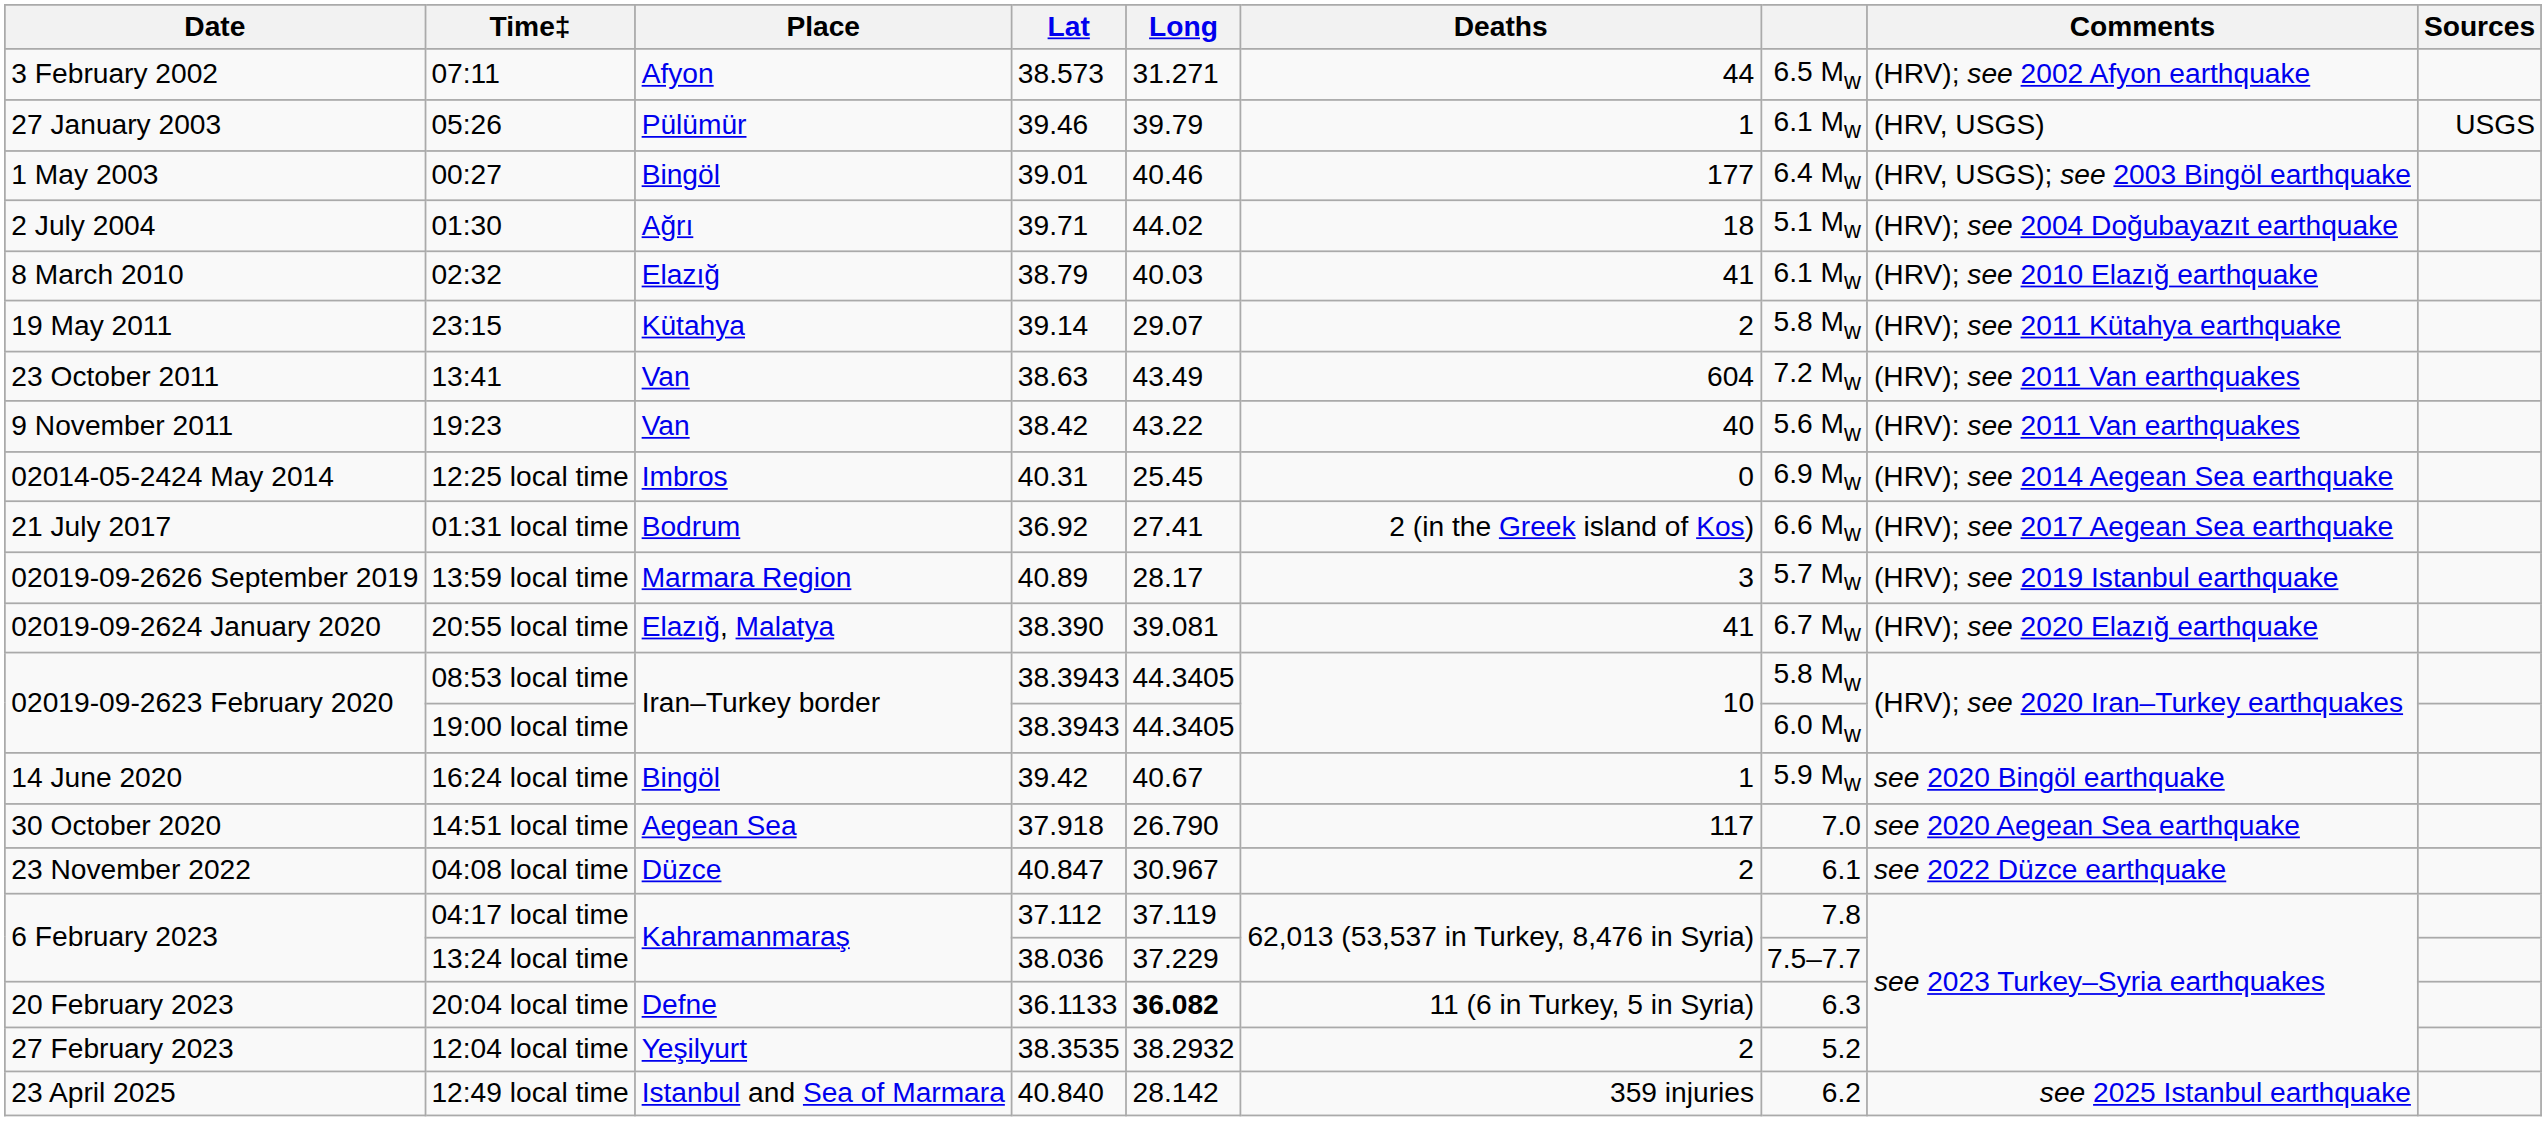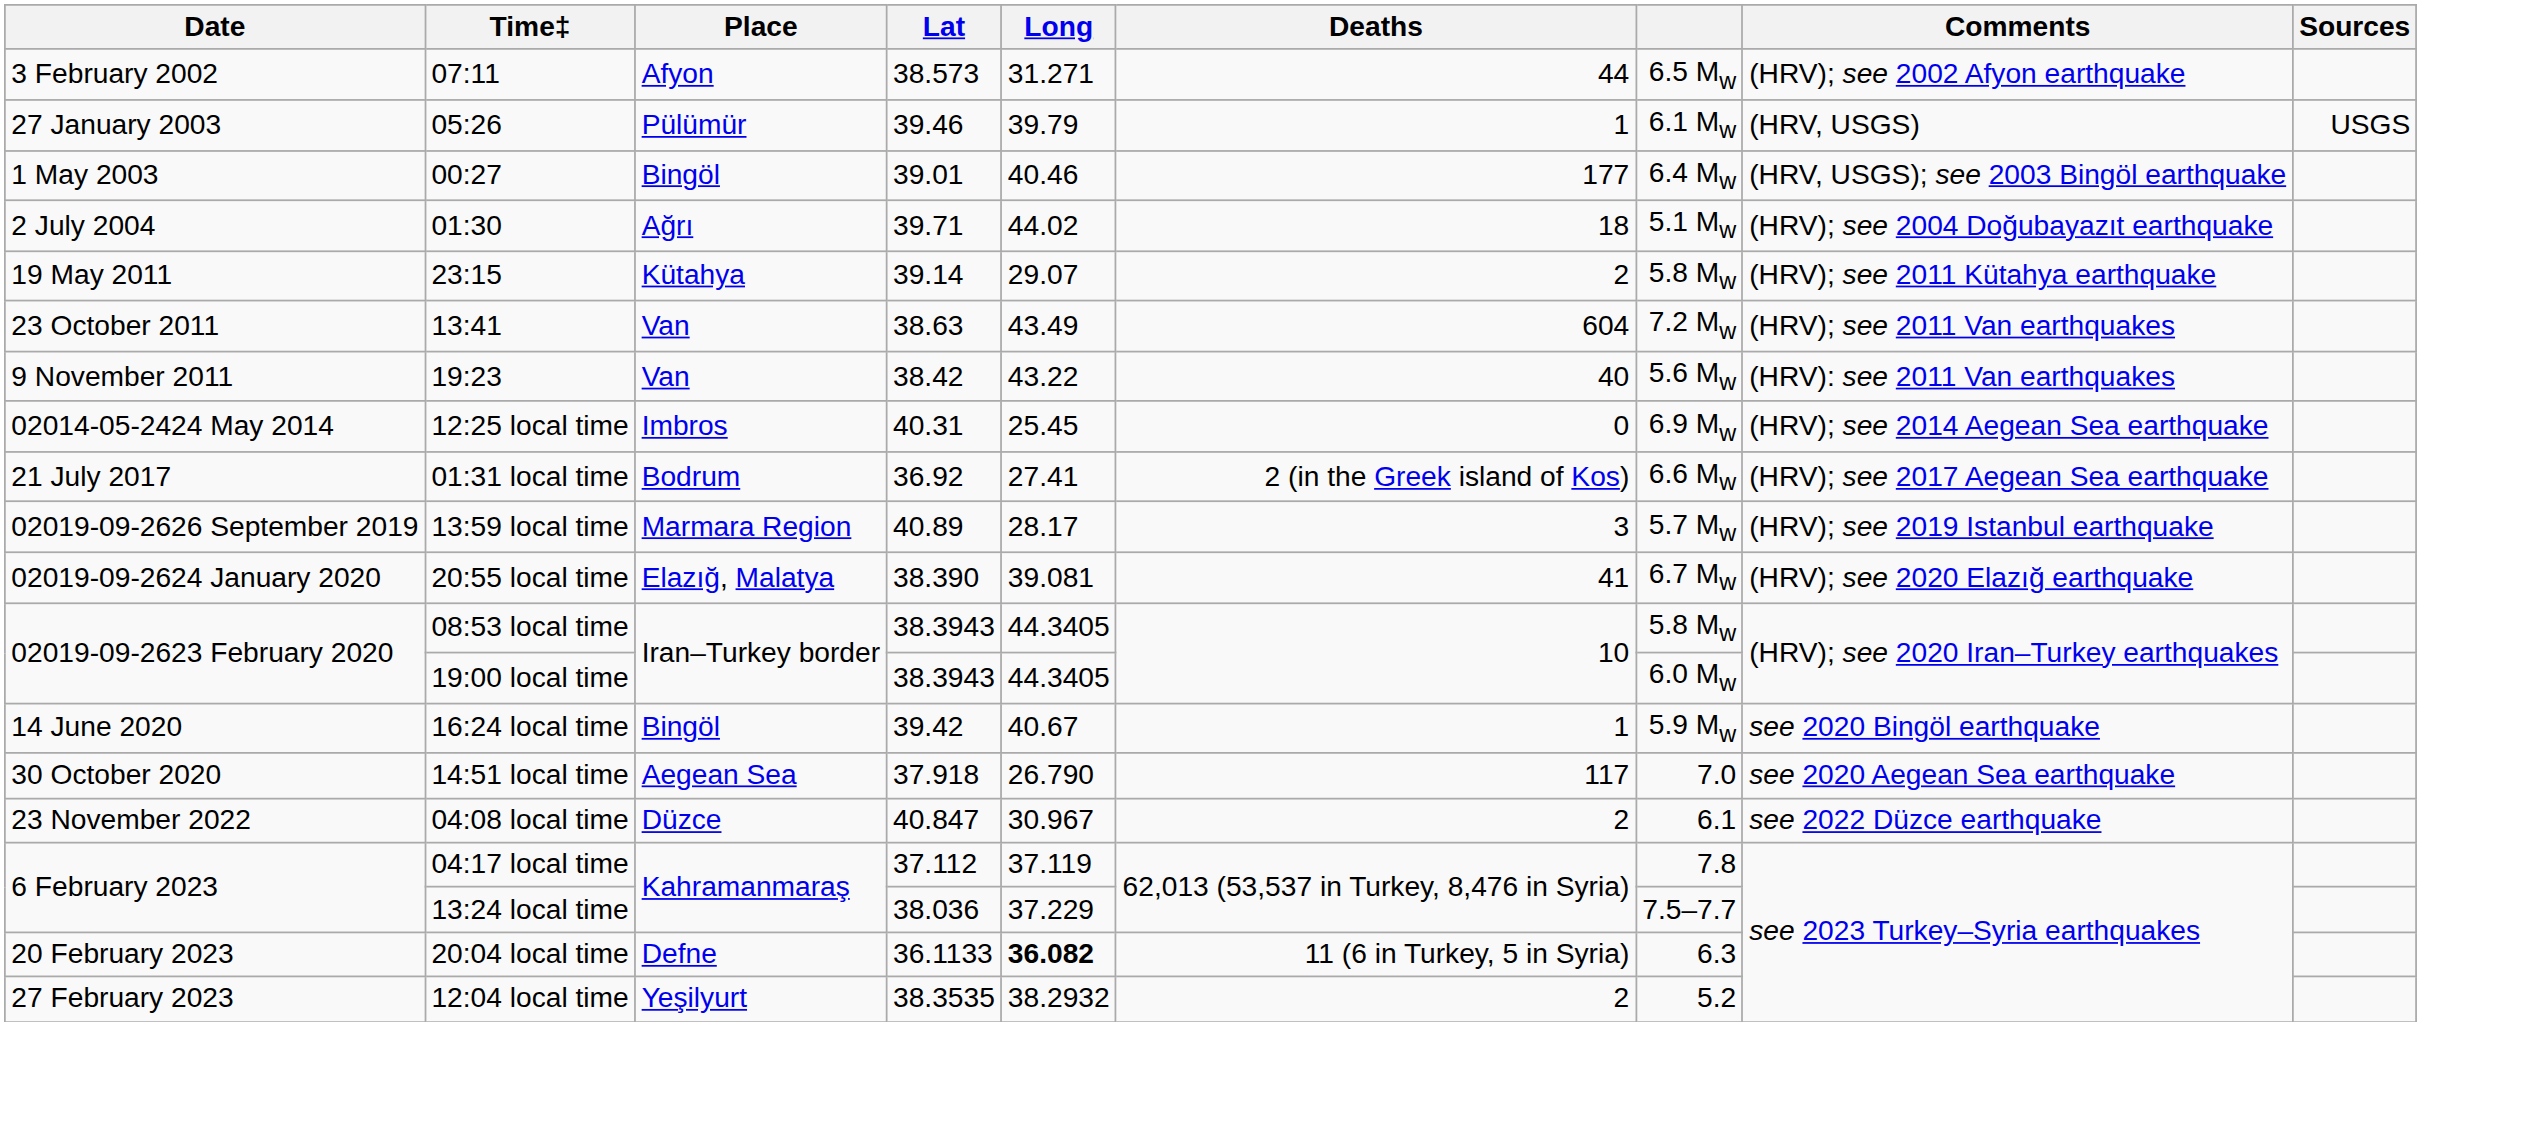- row: (467, 275)
- row: (530, 1093)
